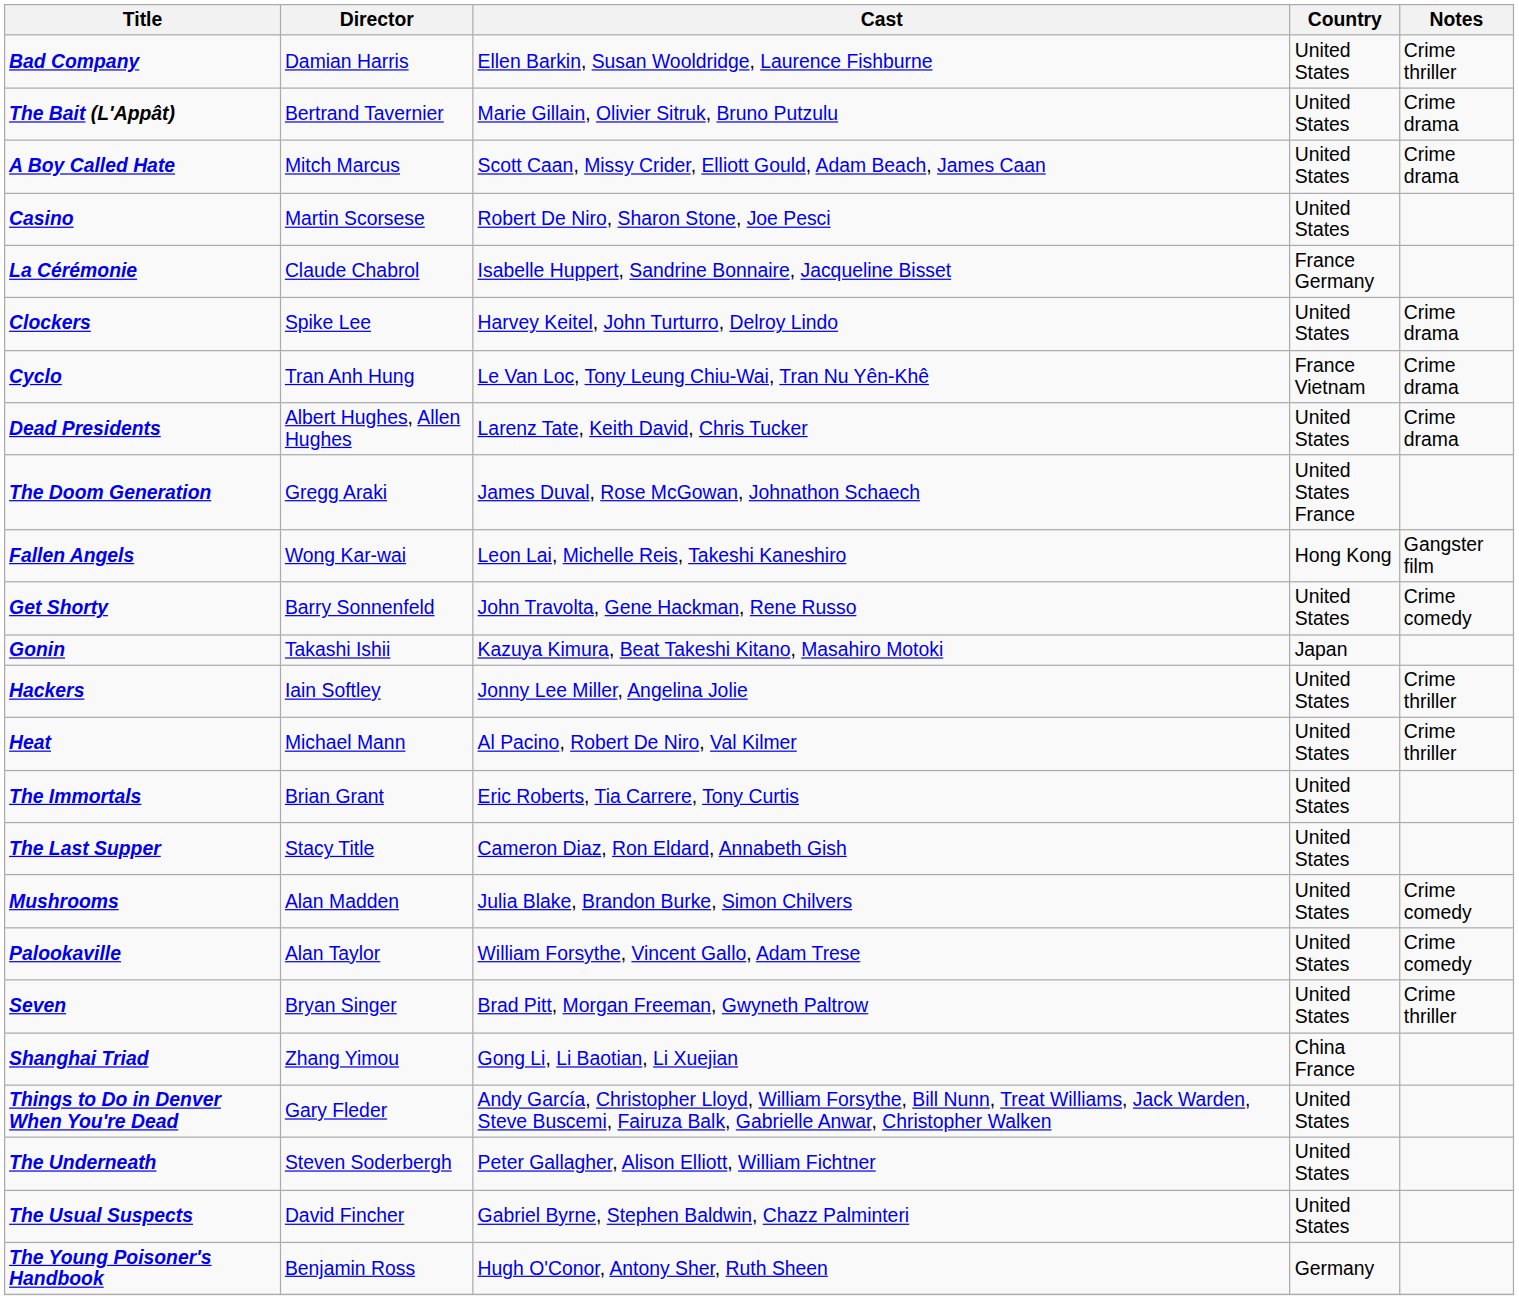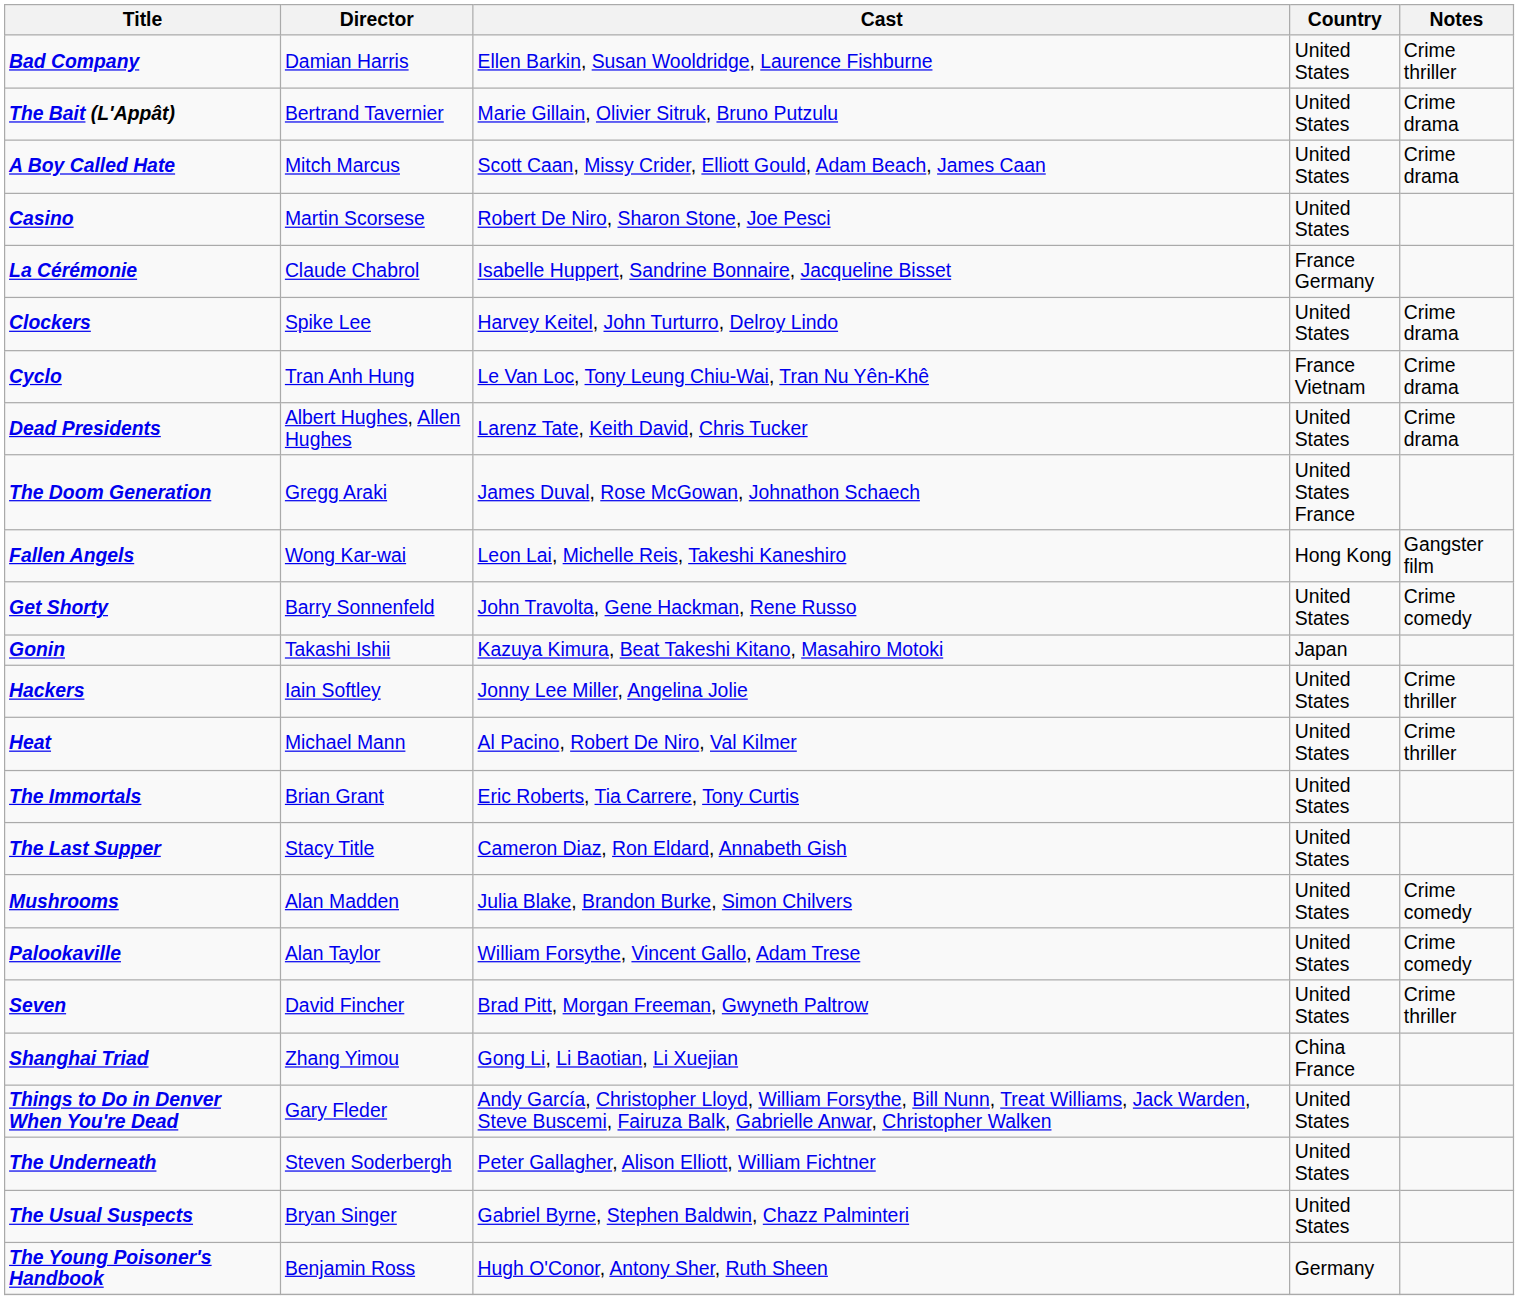(341, 1006) Bryan Singer -> (345, 1006) David Fincher
(345, 1216) David Fincher -> (341, 1216) Bryan Singer
